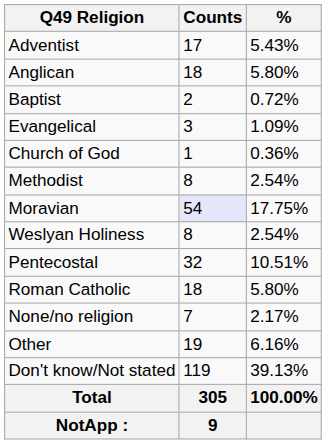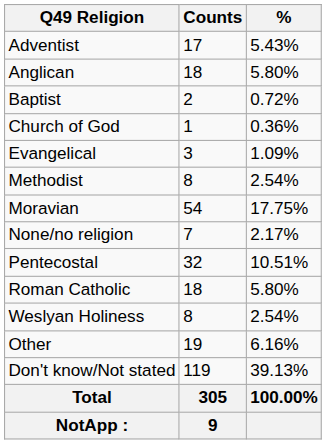rows swapped: (64, 153) <-> (52, 126)
(193, 208) lavender background -> (193, 208) no background
rows swapped: (71, 316) <-> (76, 235)
